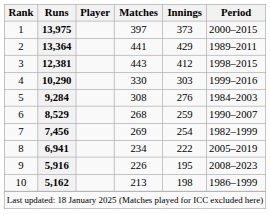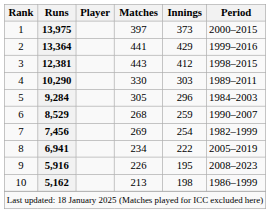(233, 47) 1989–2011 -> (233, 47) 1999–2016
(233, 81) 1999–2016 -> (233, 81) 1989–2011
(139, 98) 308 -> (139, 98) 305
(185, 98) 276 -> (185, 98) 296
